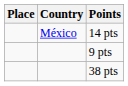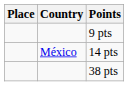rows swapped: (100, 52) <-> (103, 33)
